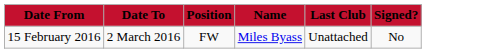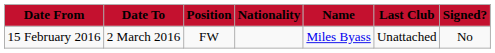+ column: (269, 15)
